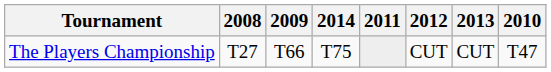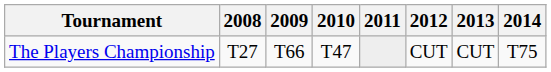columns swapped: (522, 20) <-> (336, 20)
